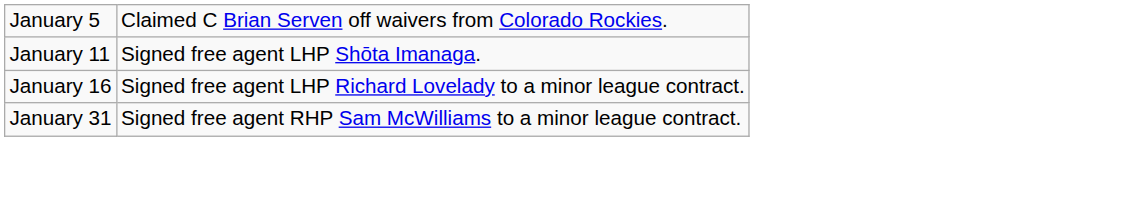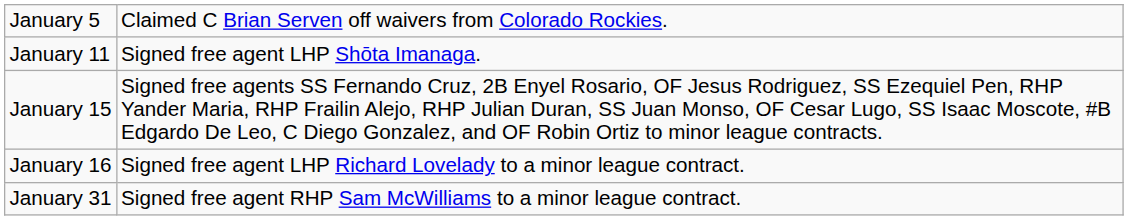+ row: (60, 109)
